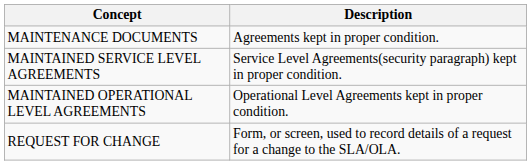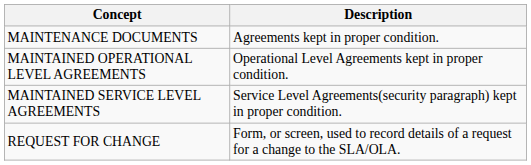rows swapped: (104, 66) <-> (100, 104)
